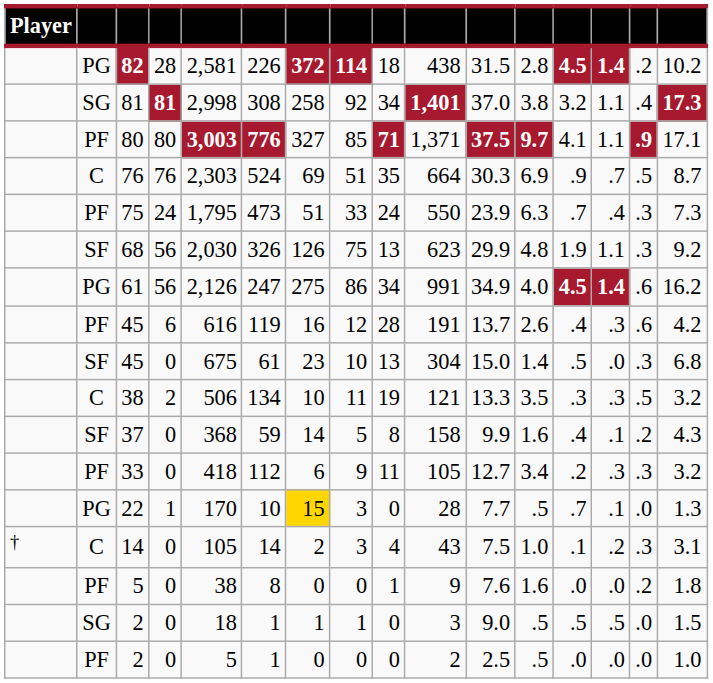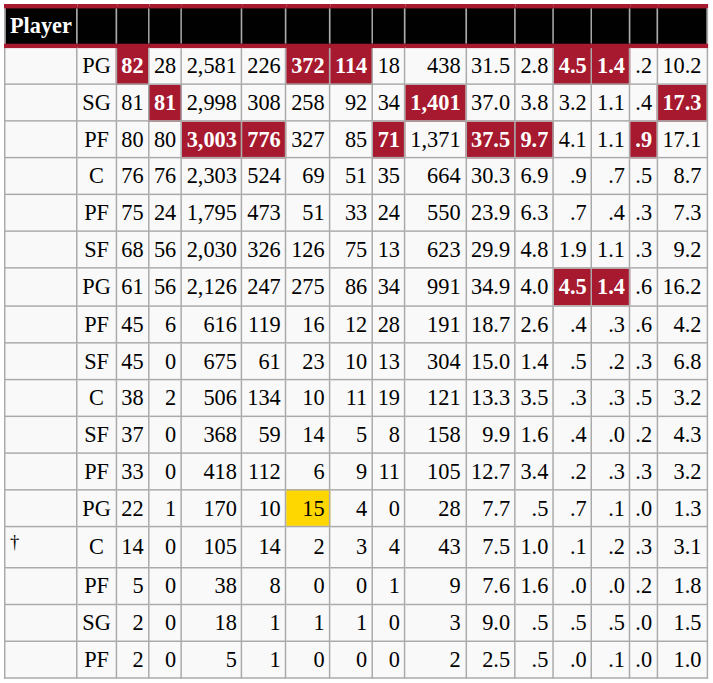(491, 323) 13.7 -> (491, 323) 18.7
(617, 360) .0 -> (617, 360) .2
(617, 434) .1 -> (617, 434) .0
(362, 507) 3 -> (362, 507) 4
(617, 659) .0 -> (617, 659) .1
